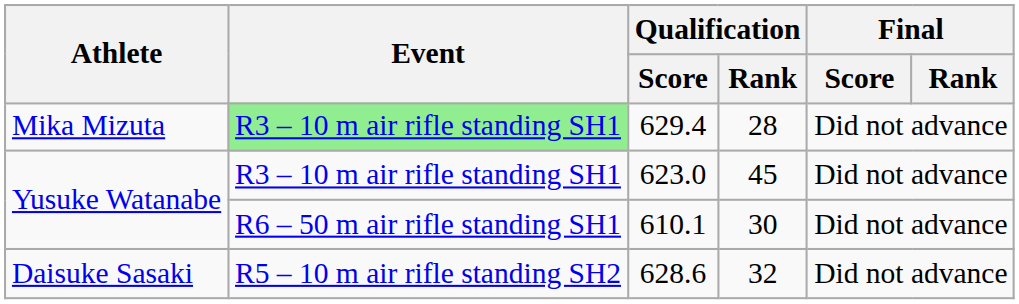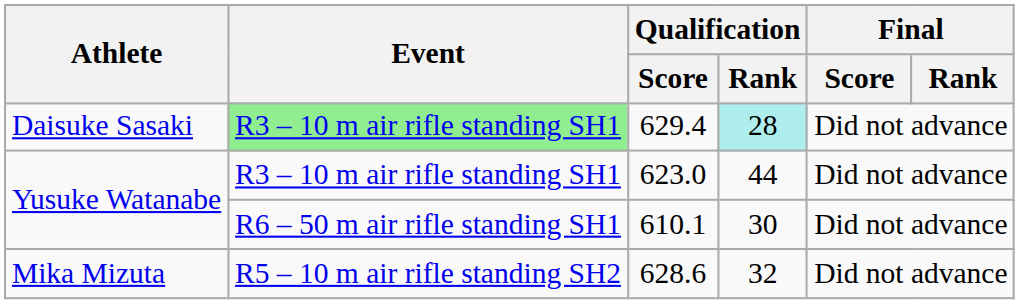(89, 126) Mika Mizuta -> (102, 126) Daisuke Sasaki
(763, 126) no background -> (763, 126) paleturquoise background
(763, 175) 45 -> (763, 175) 44
(102, 272) Daisuke Sasaki -> (89, 272) Mika Mizuta
